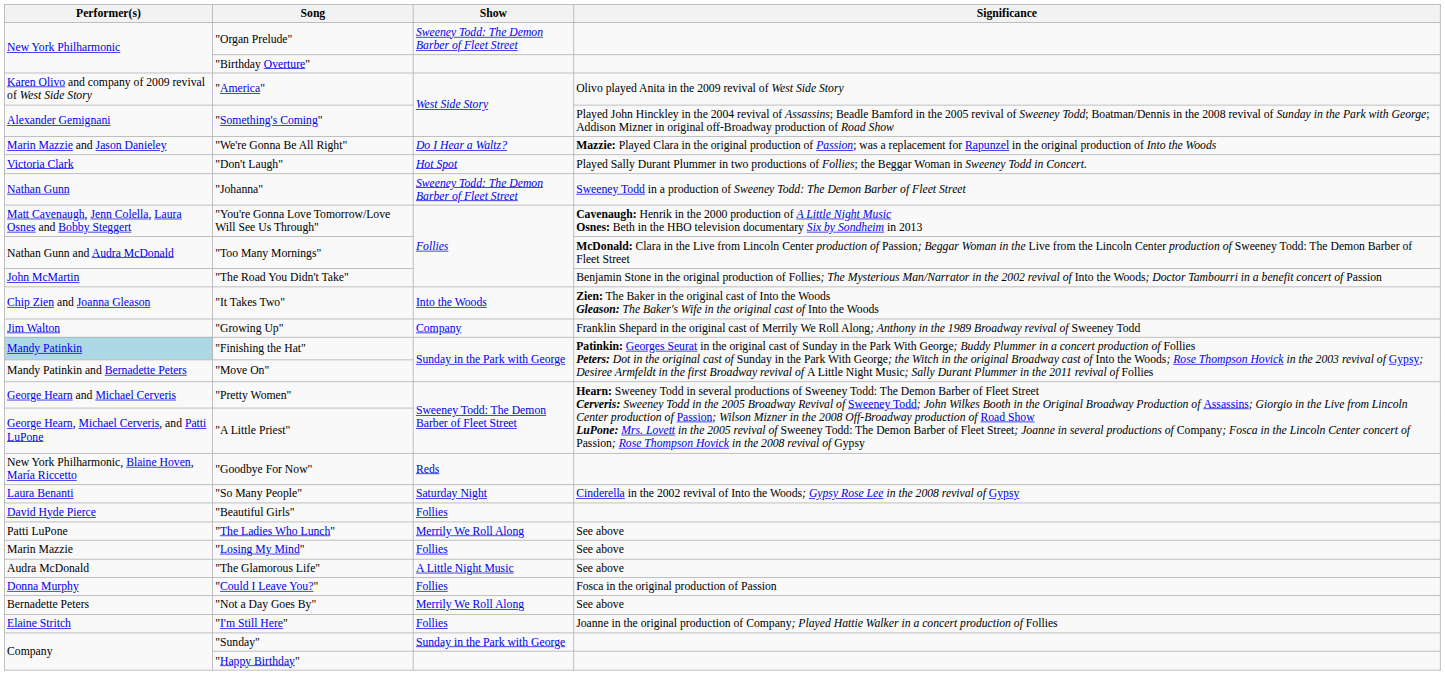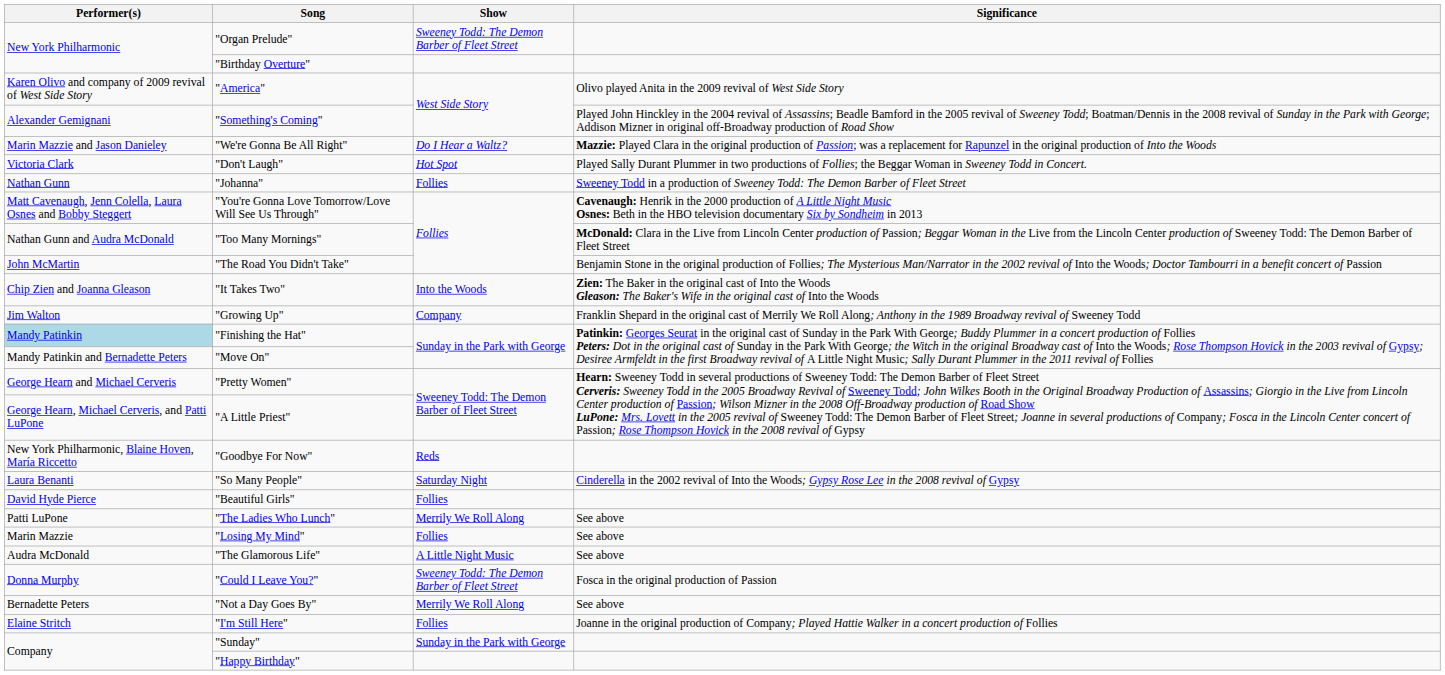(479, 189) Sweeney Todd: The Demon Barber of Fleet Street -> (432, 182) Follies
(432, 586) Follies -> (479, 580) Sweeney Todd: The Demon Barber of Fleet Street
